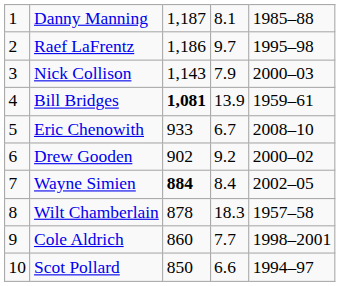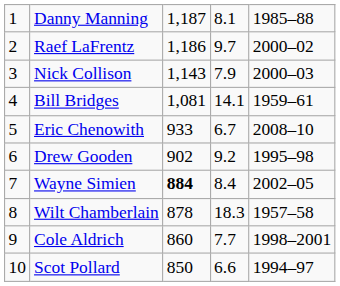(283, 45) 1995–98 -> (283, 45) 2000–02
(186, 101) bold -> (186, 101) normal
(229, 101) 13.9 -> (229, 101) 14.1
(283, 156) 2000–02 -> (283, 156) 1995–98
